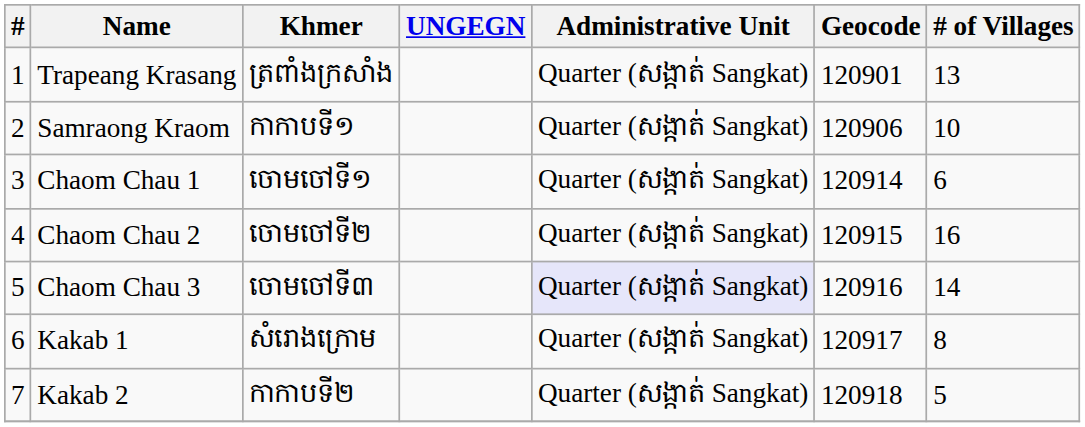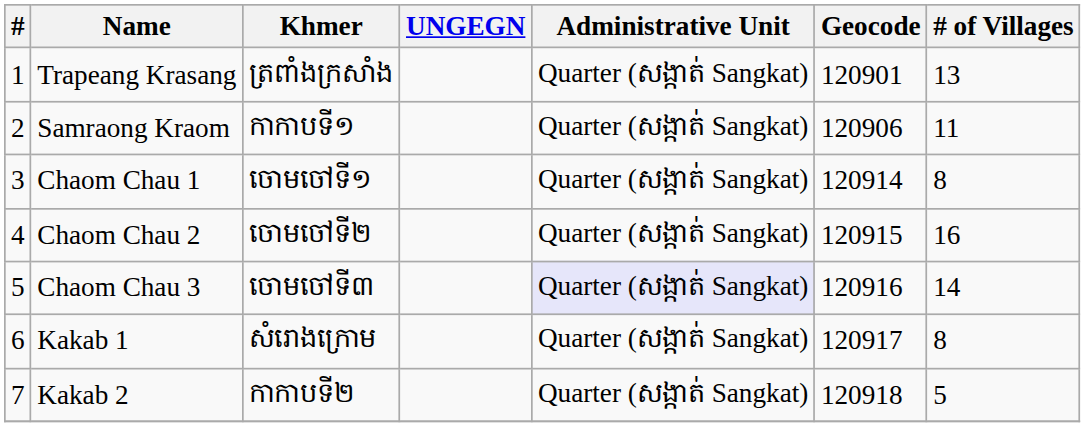(947, 127) 10 -> (946, 127) 11
(940, 180) 6 -> (940, 180) 8
